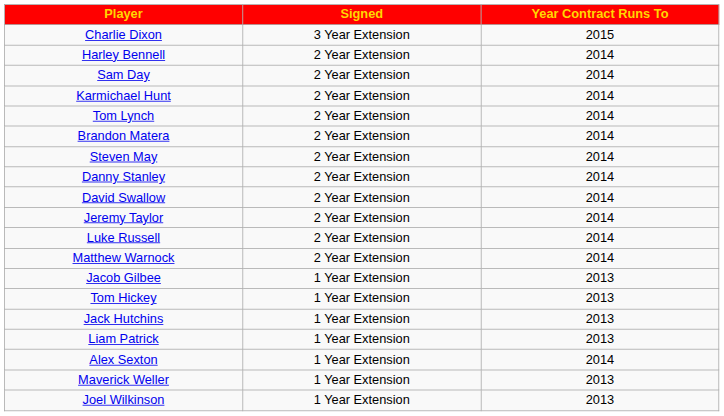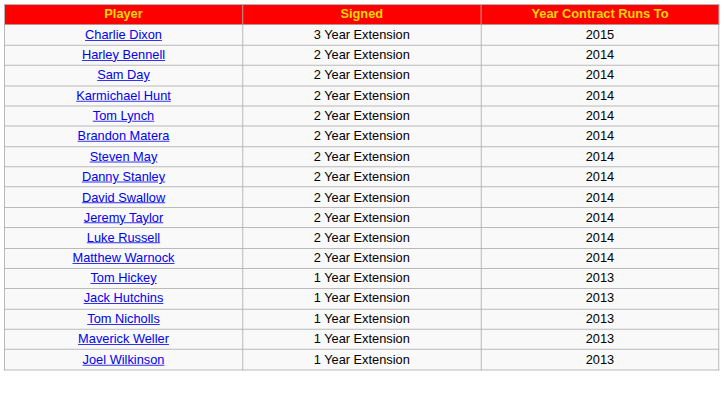- row: (124, 278)
+ row: (124, 319)
- row: (124, 339)
- row: (124, 359)
